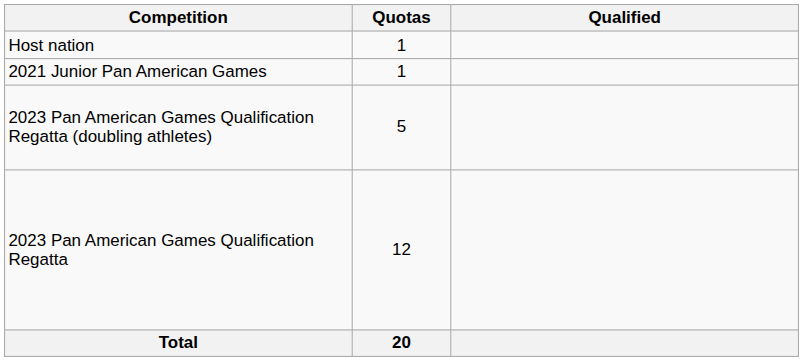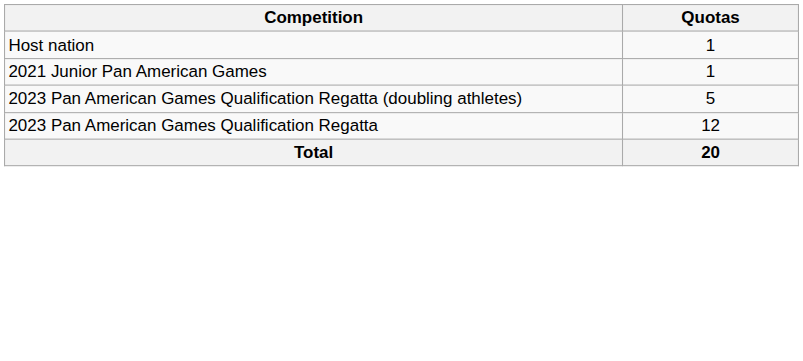- column: (625, 17)
